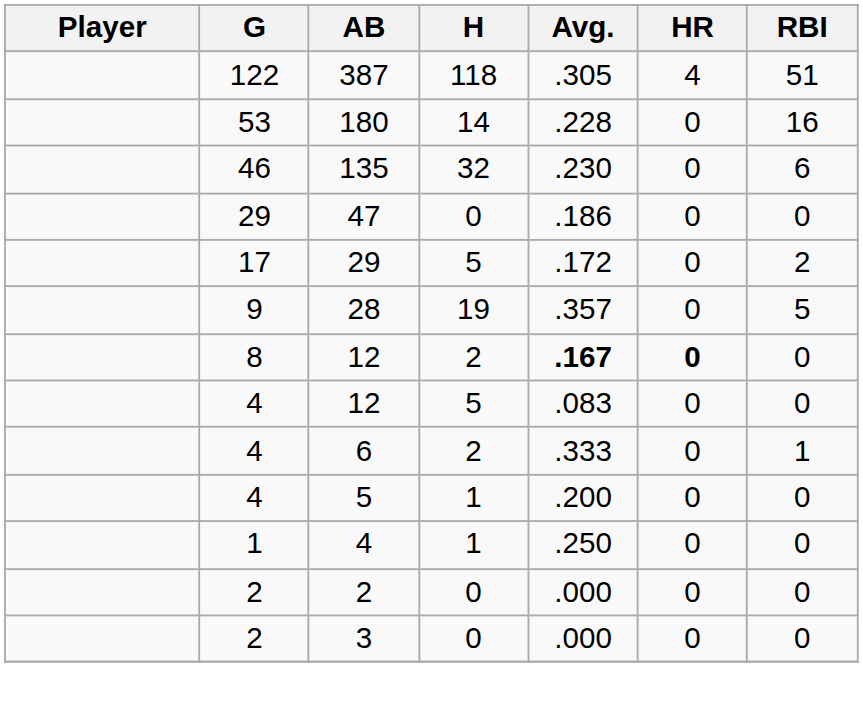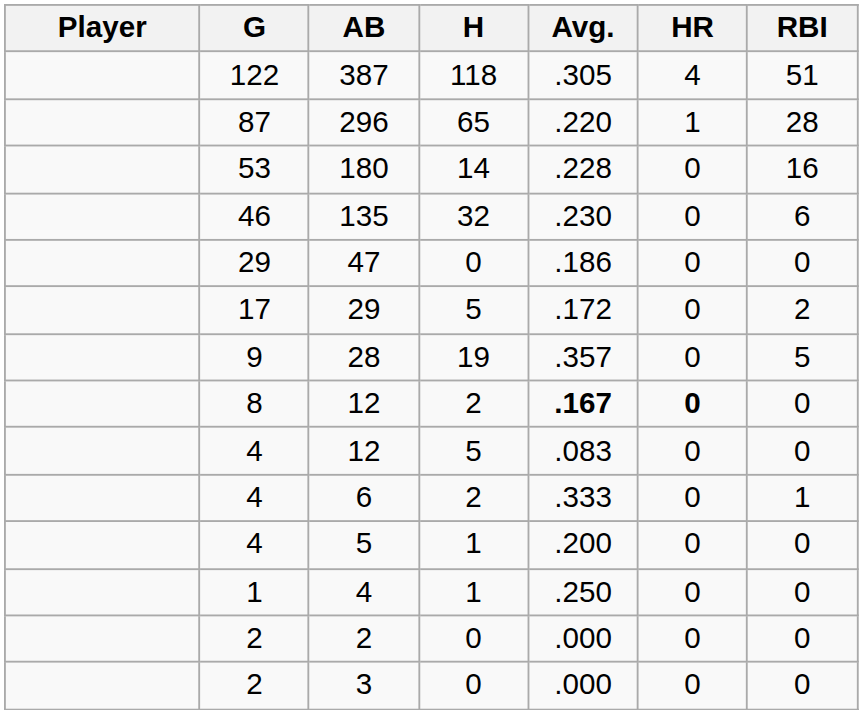+ row: (254, 121)
